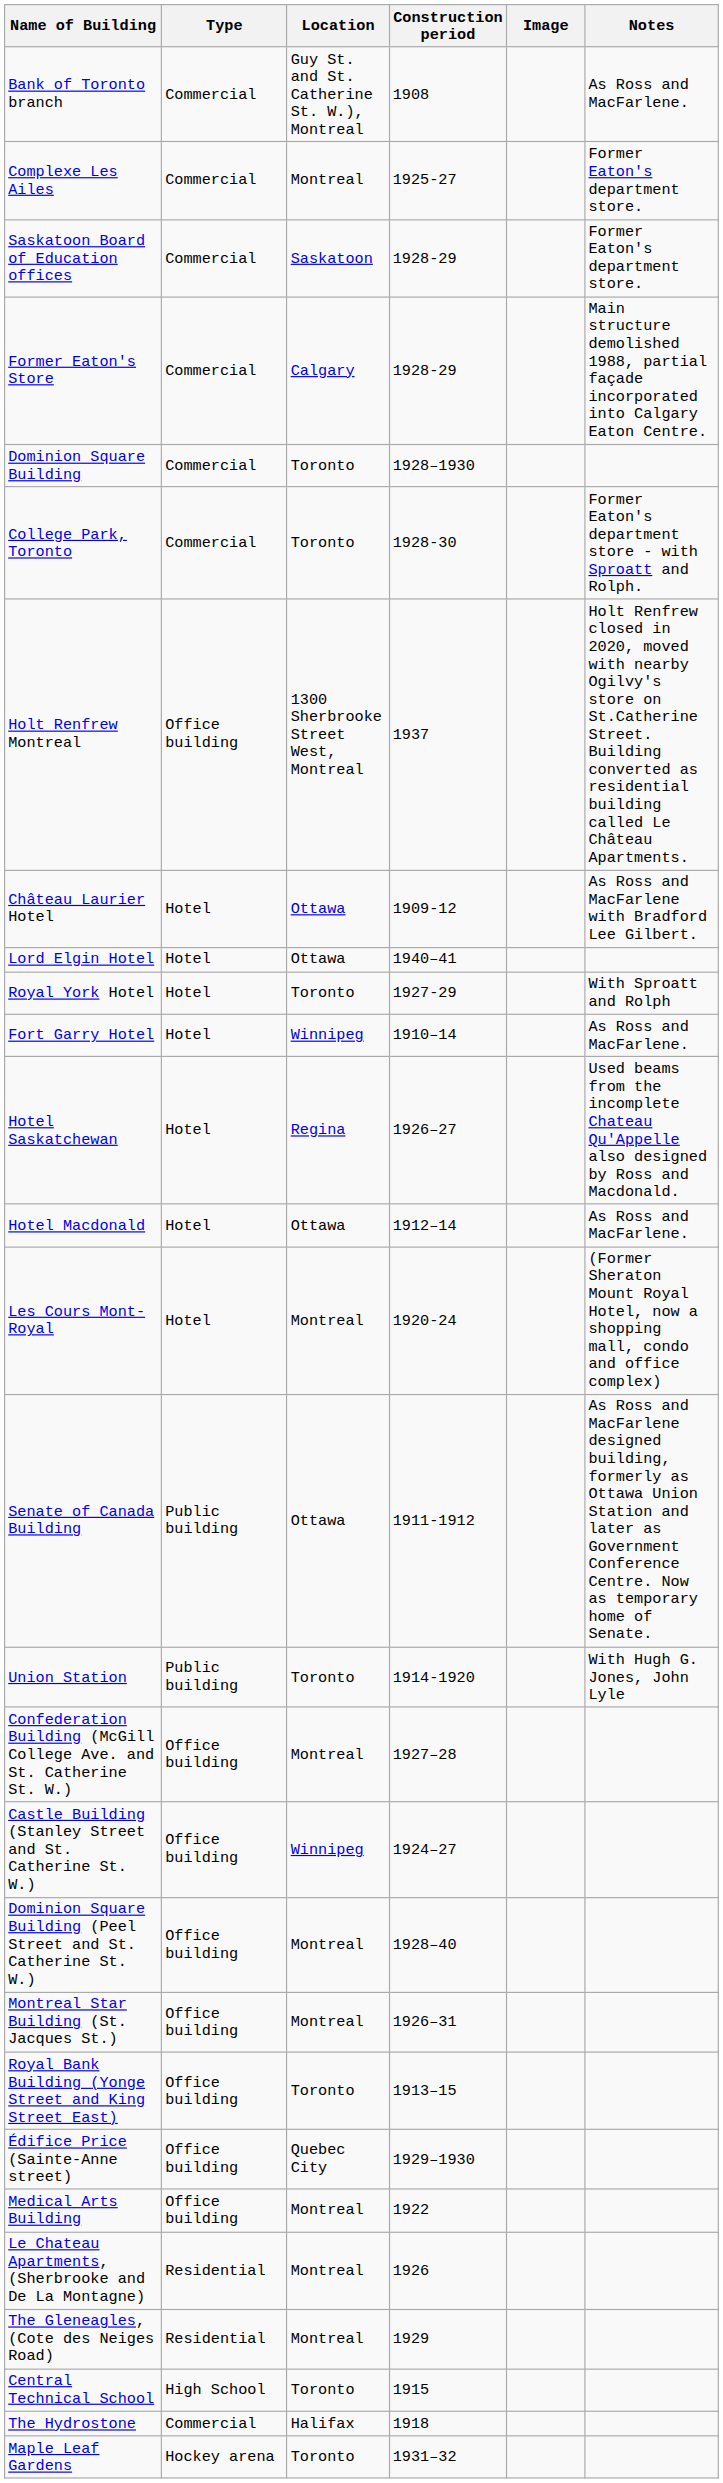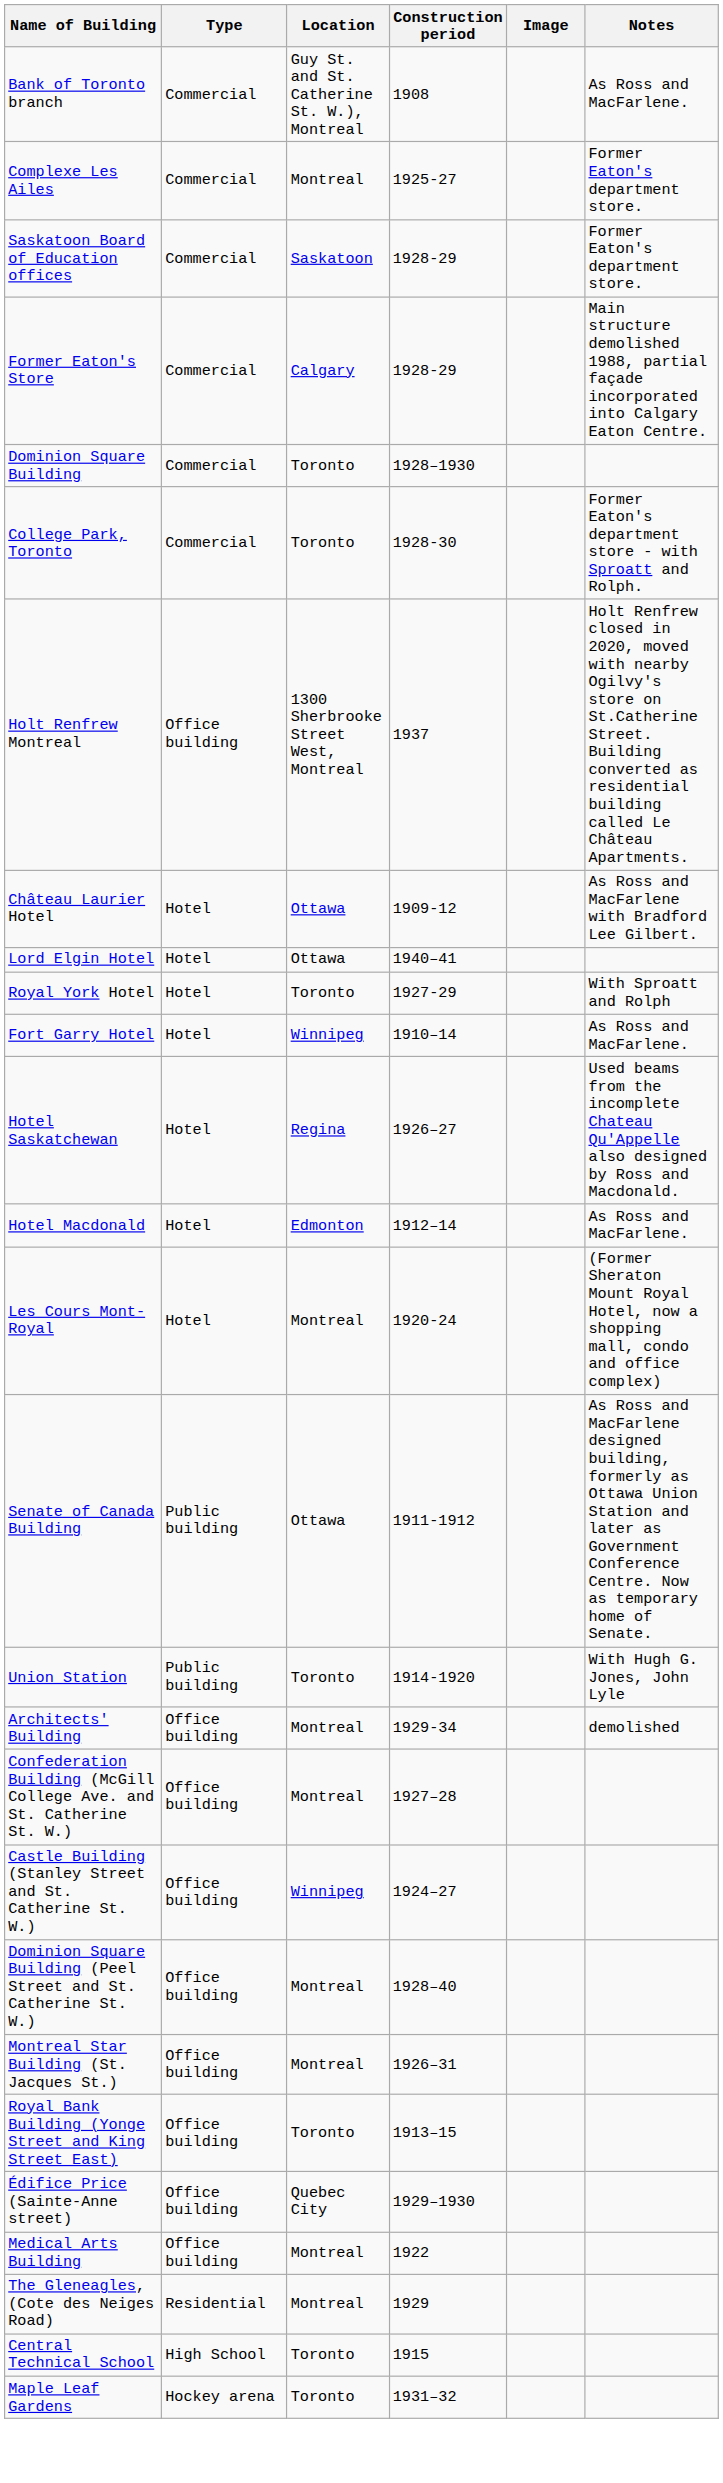(318, 1226) Ottawa -> (327, 1226) Edmonton
+ row: (58, 1728)
- row: (77, 2270)
- row: (72, 2424)
